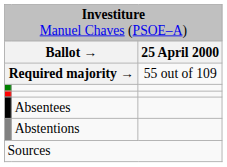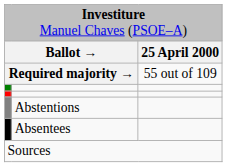rows swapped: (8, 129) <-> (8, 108)
